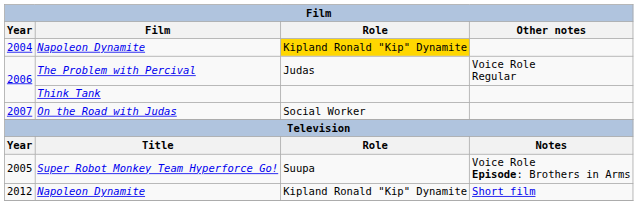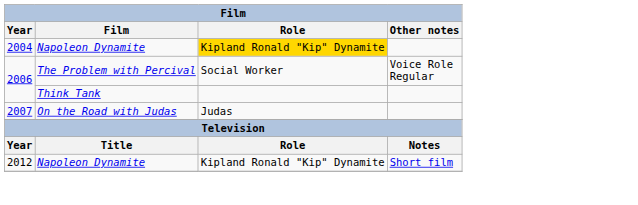(299, 71) Judas -> (242, 71) Social Worker
(324, 111) Social Worker -> (217, 111) Judas
- row: (20, 169)
